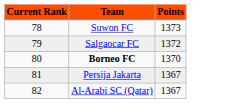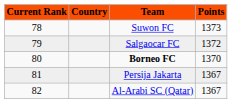+ column: (89, 12)
